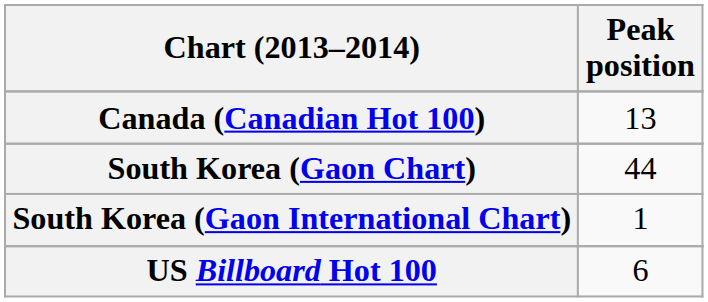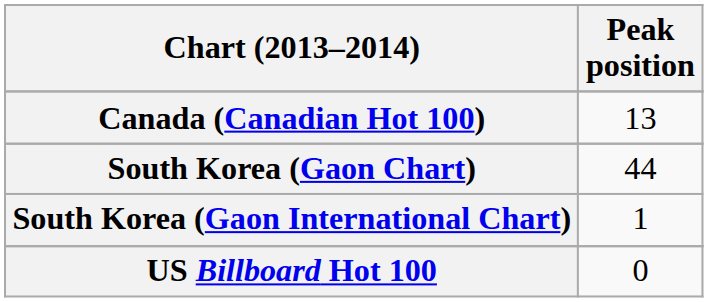(640, 270) 6 -> (640, 270) 0
